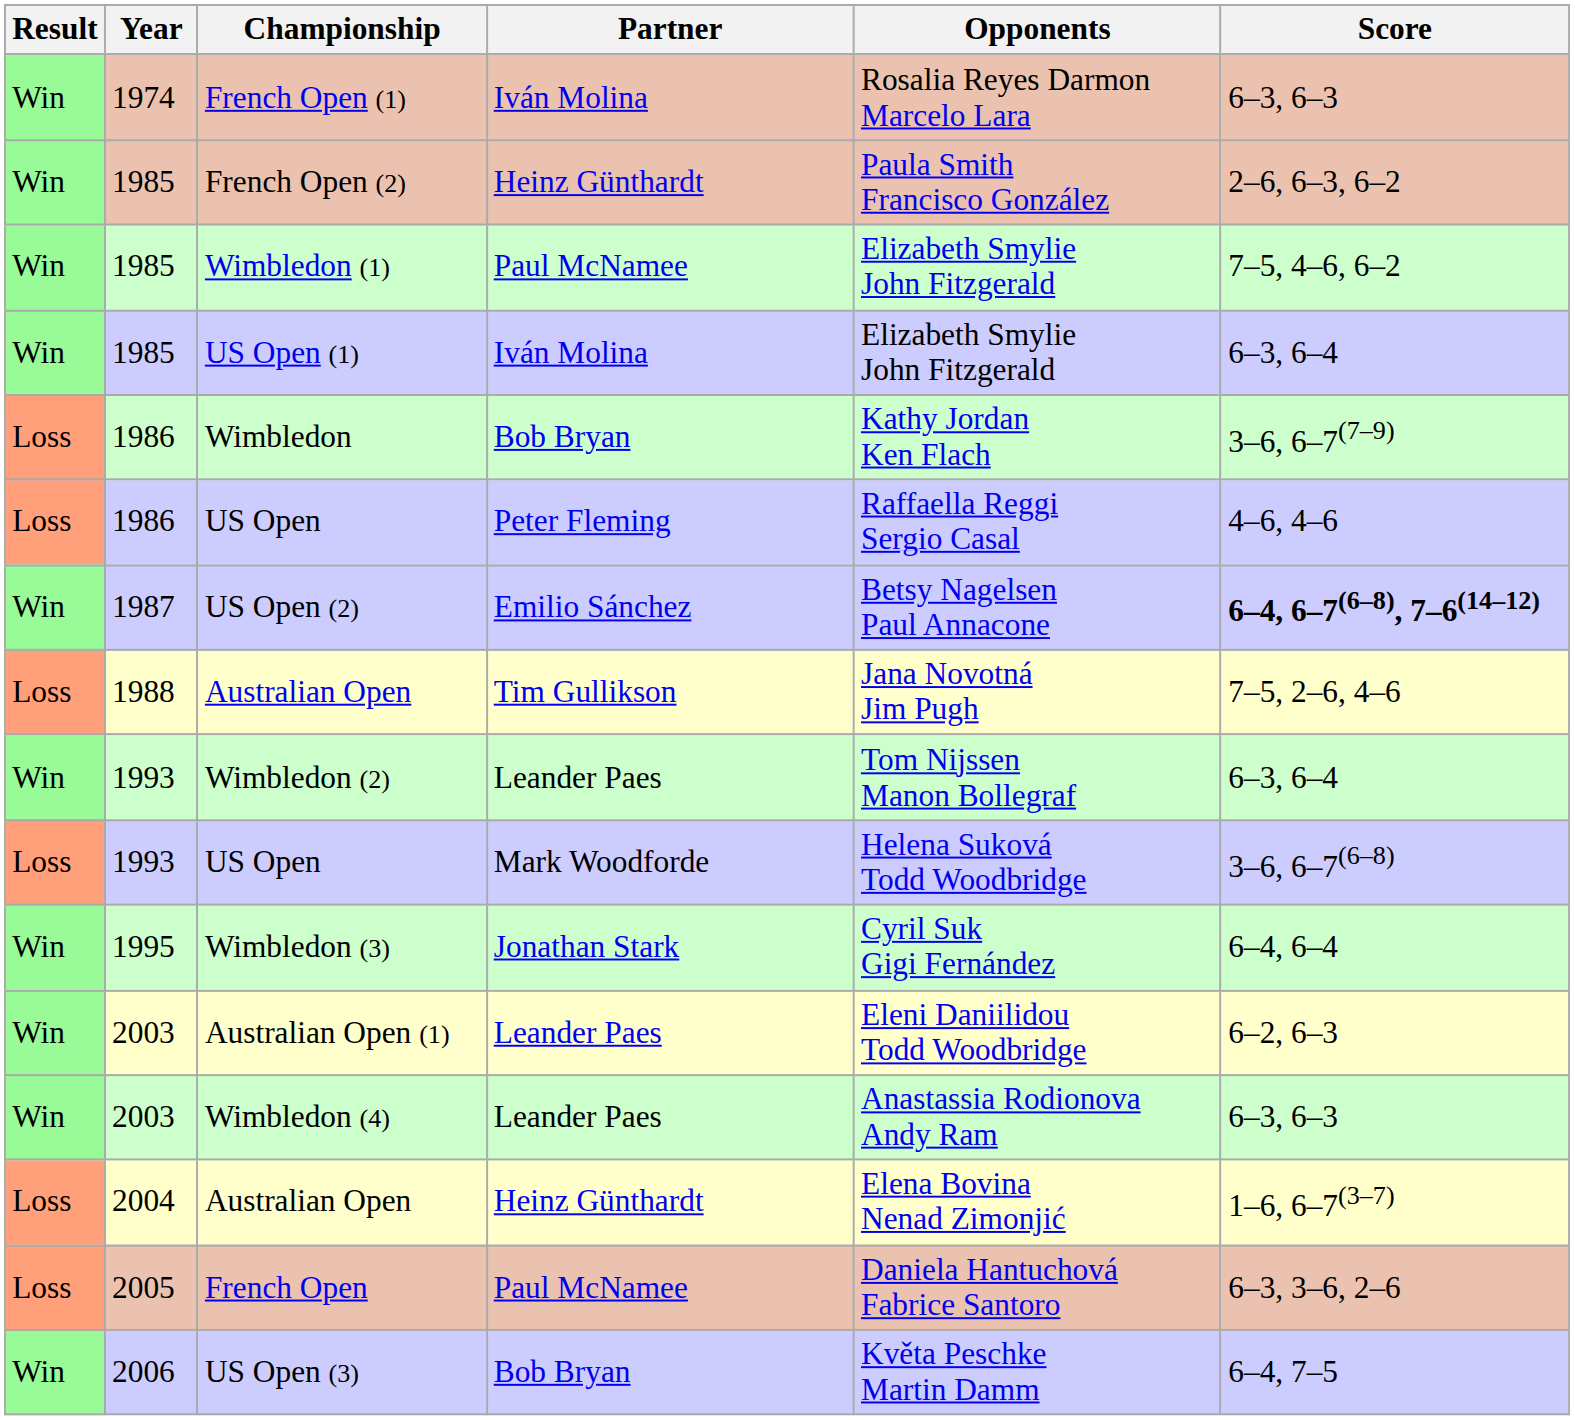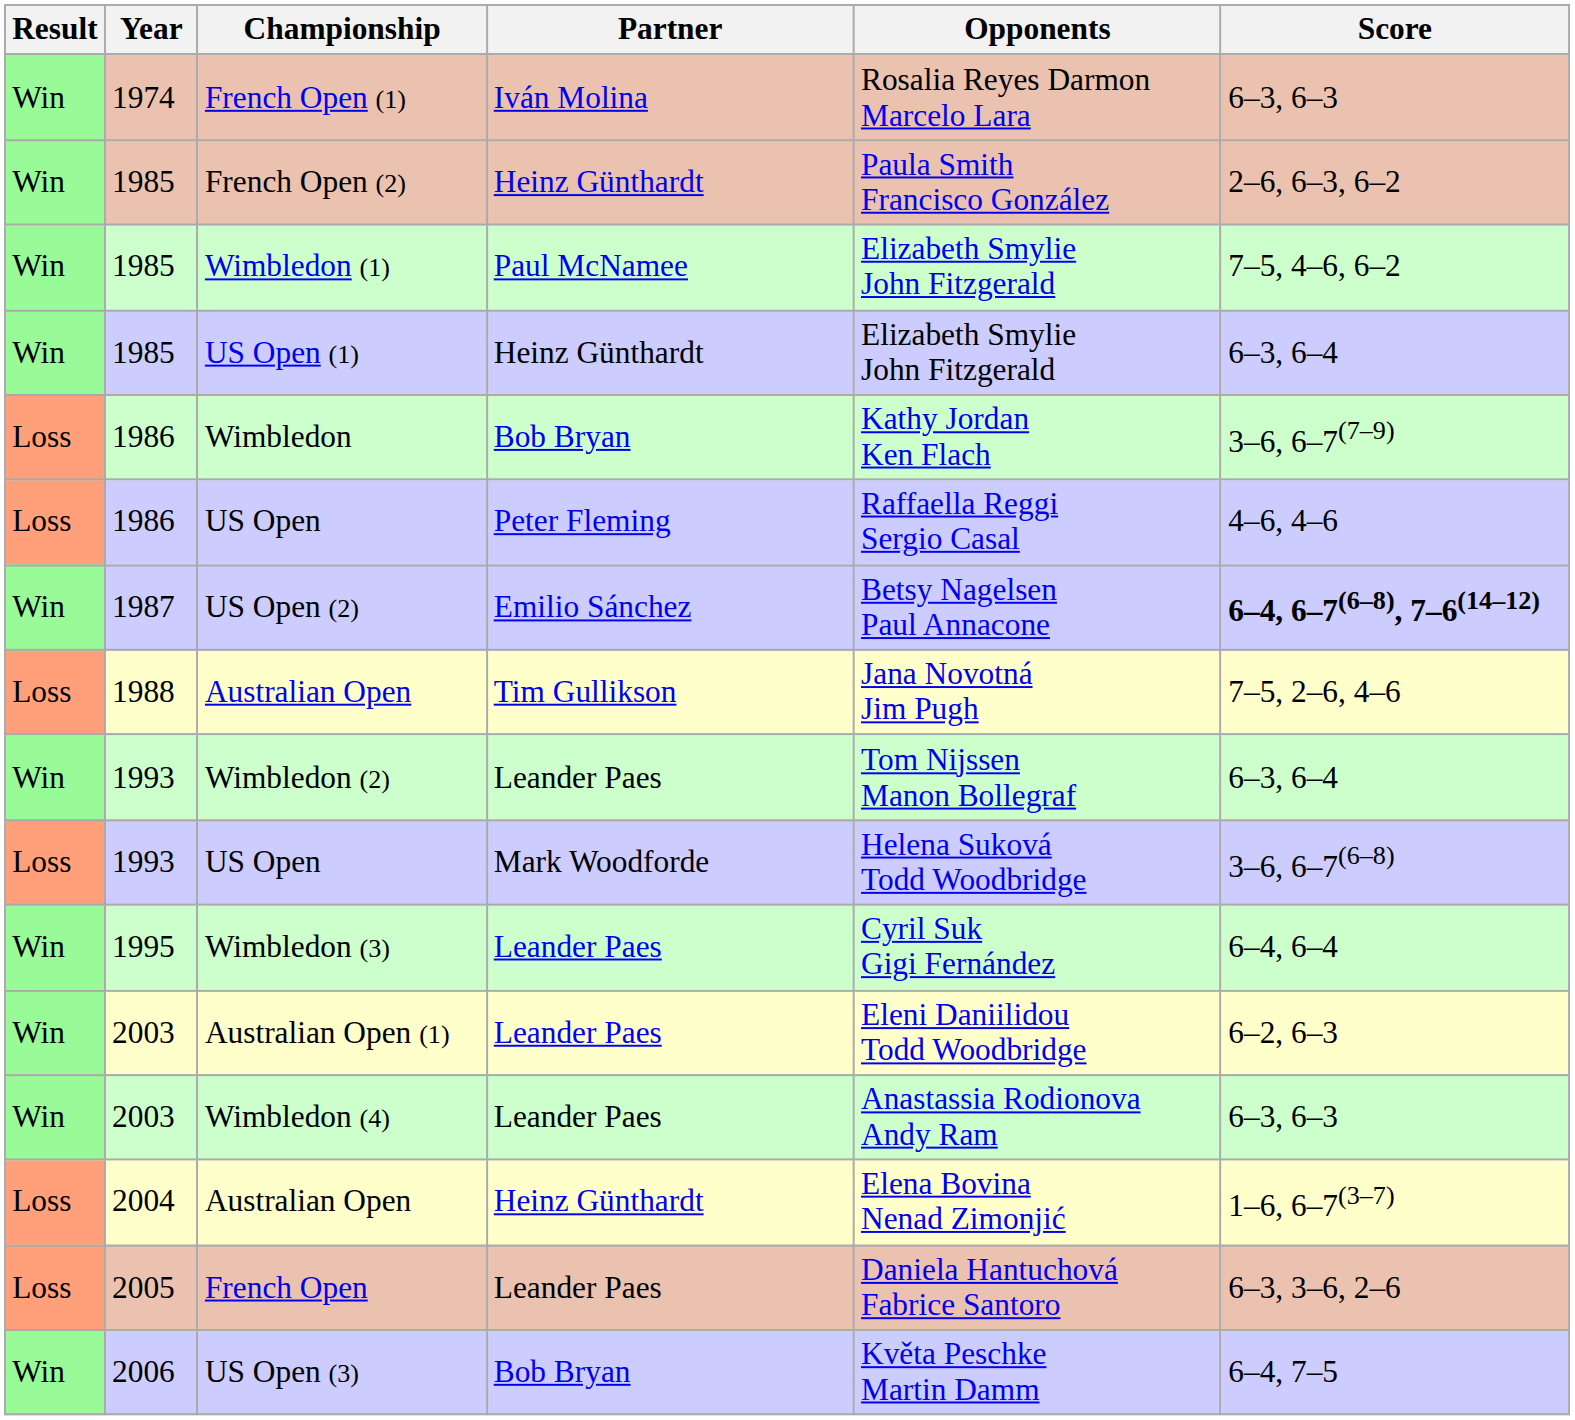(571, 351) Iván Molina -> (599, 351) Heinz Günthardt
(587, 946) Jonathan Stark -> (578, 946) Leander Paes
(591, 1286) Paul McNamee -> (578, 1286) Leander Paes
